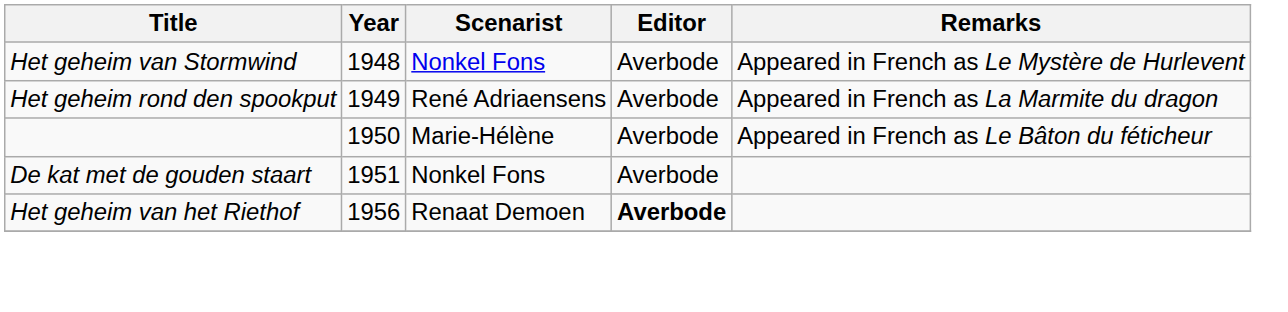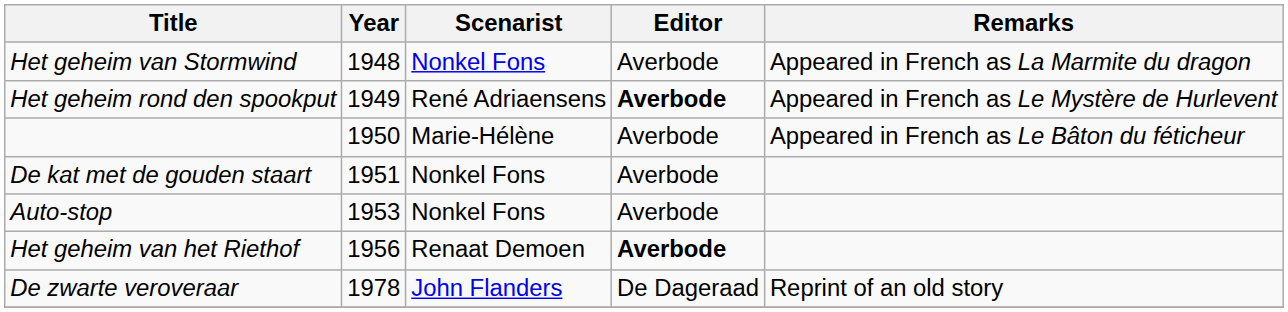(991, 61) Appeared in French as Le Mystère de Hurlevent -> (1010, 61) Appeared in French as La Marmite du dragon
(668, 99) normal -> (672, 99) bold
(978, 99) Appeared in French as La Marmite du dragon -> (1024, 99) Appeared in French as Le Mystère de Hurlevent
+ row: (61, 212)
+ row: (124, 288)
